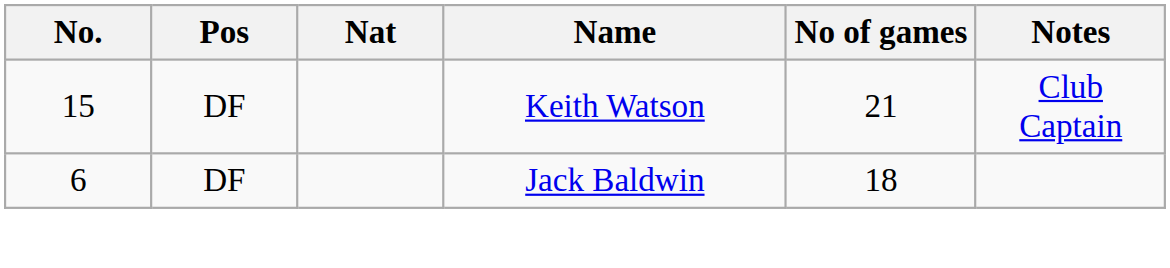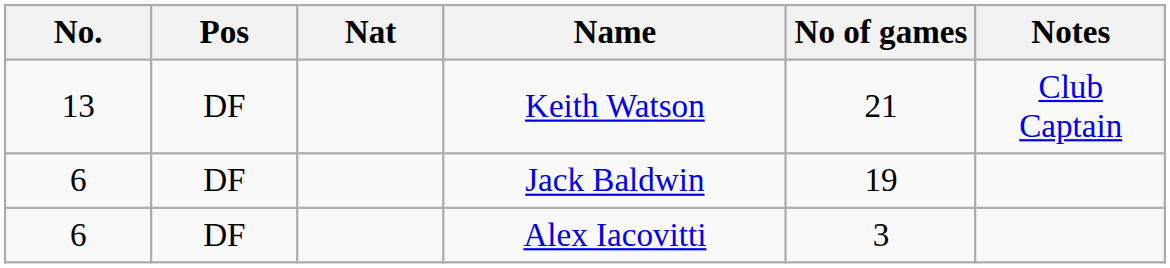(78, 106) 15 -> (78, 106) 13
(881, 180) 18 -> (881, 180) 19
+ row: (615, 235)
